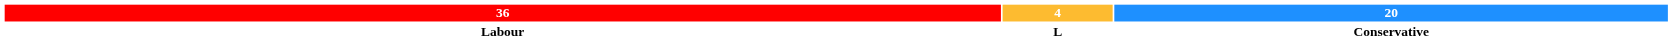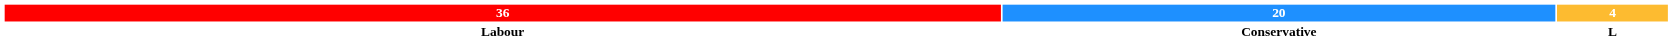columns swapped: (1391, 13) <-> (1058, 13)
